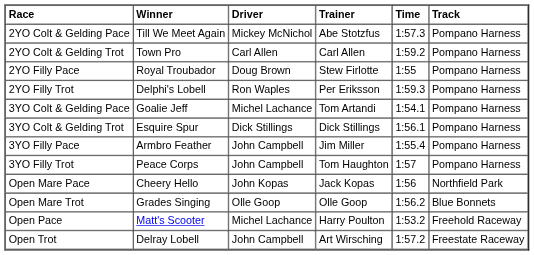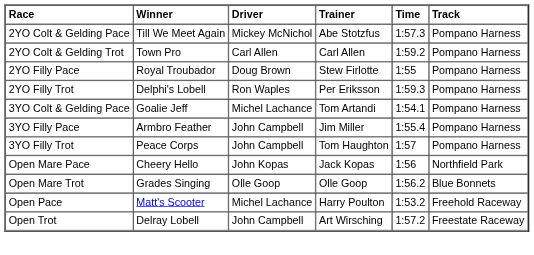- row: (66, 127)
